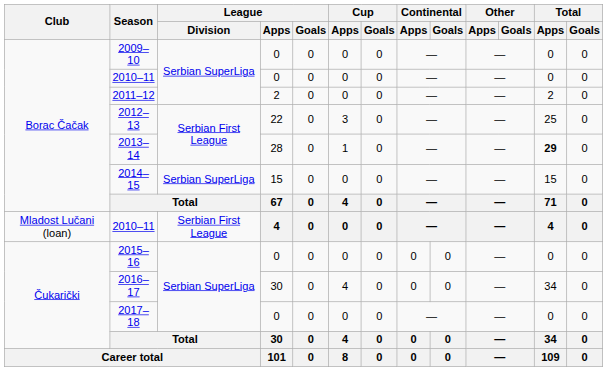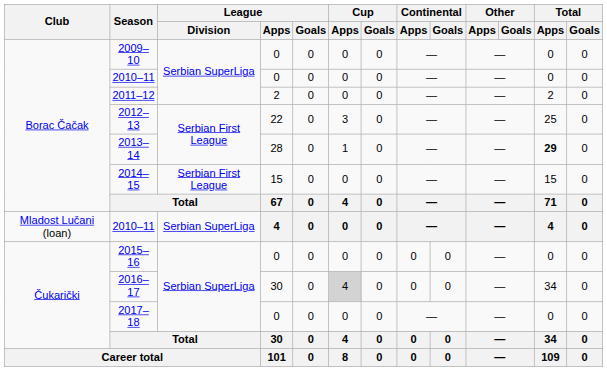(209, 179) Serbian SuperLiga -> (209, 179) Serbian First League
(209, 226) Serbian First League -> (209, 226) Serbian SuperLiga
(345, 286) no background -> (345, 286) lightgrey background
